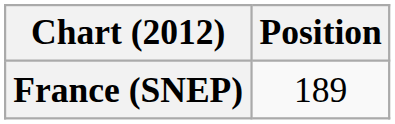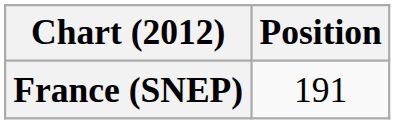(321, 88) 189 -> (321, 88) 191
